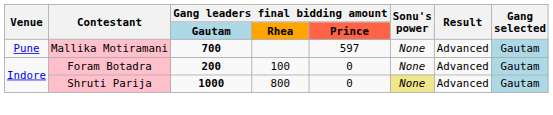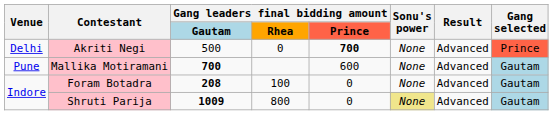+ row: (110, 48)
(350, 48) 597 -> (350, 66) 600
(211, 66) 200 -> (211, 84) 208
(211, 84) 1000 -> (211, 101) 1009
